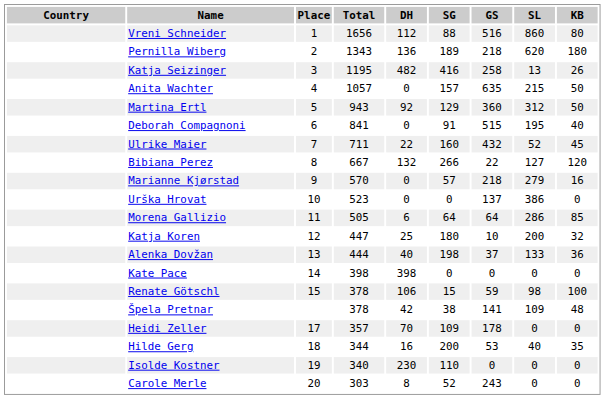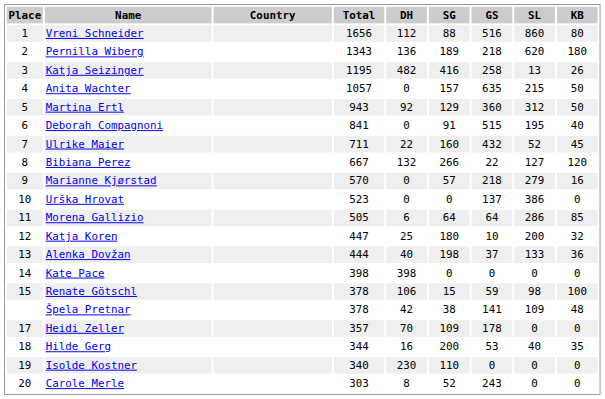columns swapped: (314, 15) <-> (66, 15)
